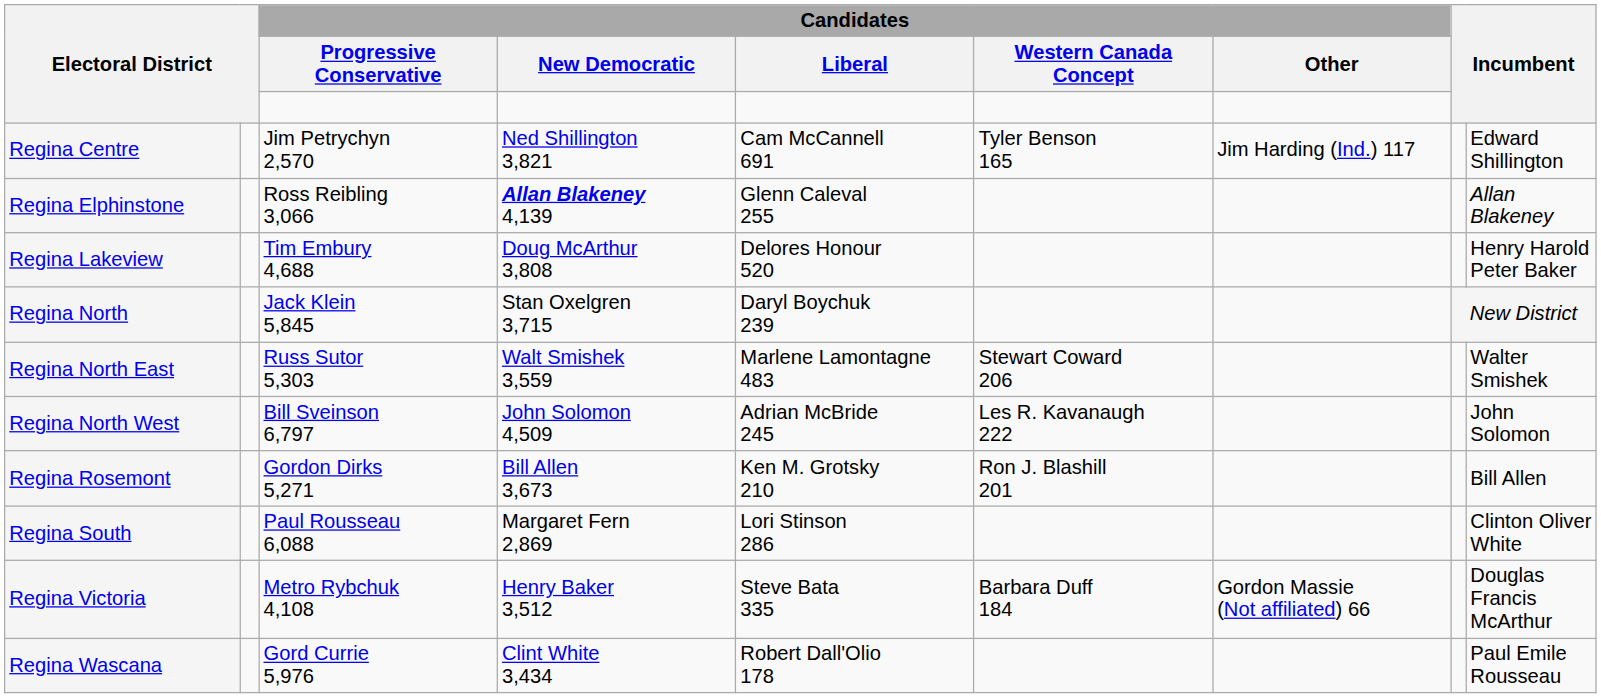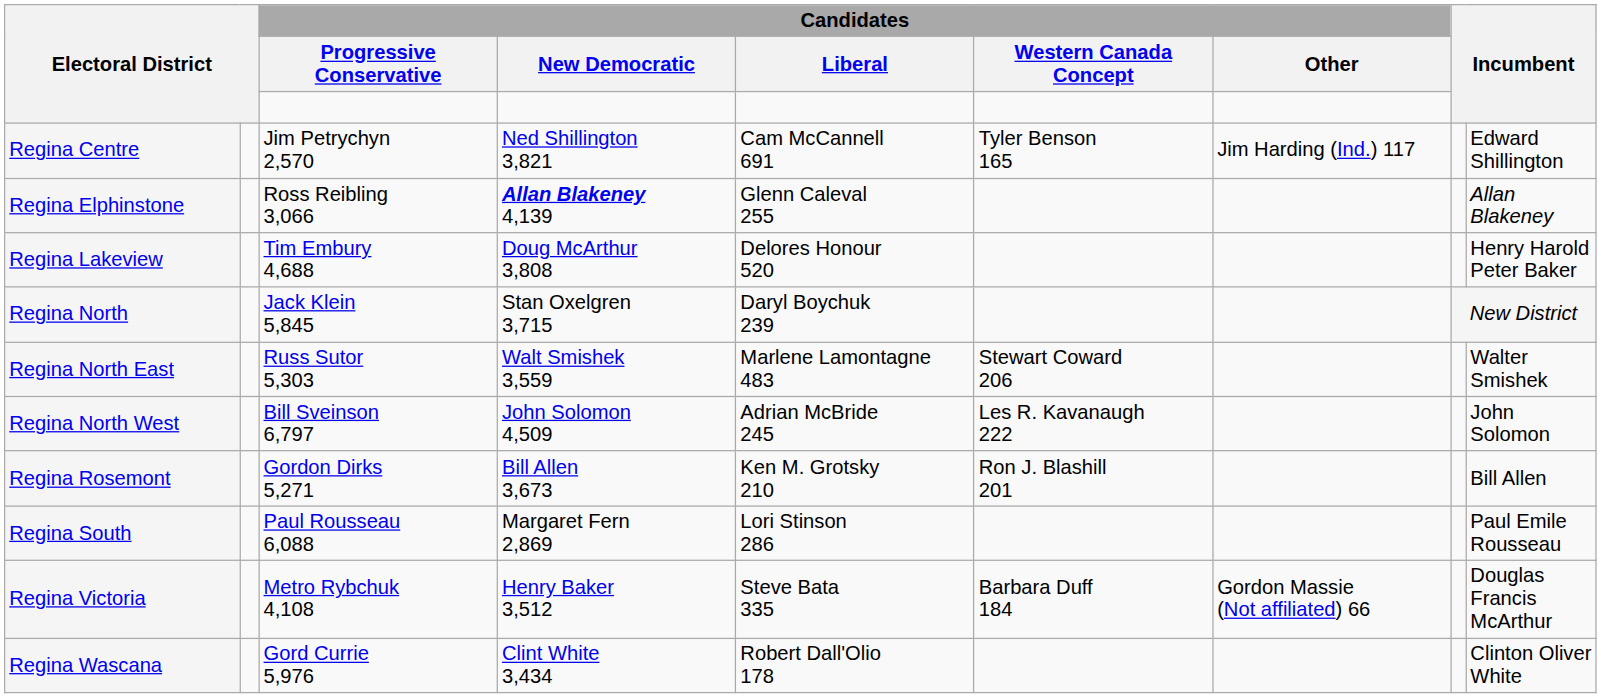(1531, 532) Clinton Oliver White -> (1519, 532) Paul Emile Rousseau
(1519, 664) Paul Emile Rousseau -> (1531, 664) Clinton Oliver White
